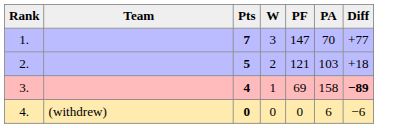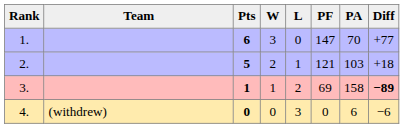+ column: (298, 16)
(247, 40) 7 -> (247, 40) 6
(247, 87) 4 -> (247, 87) 1
